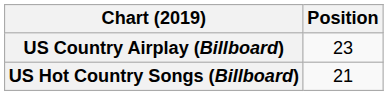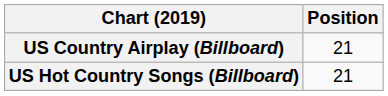(343, 47) 23 -> (343, 47) 21
